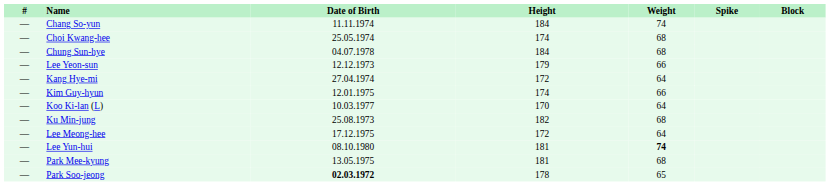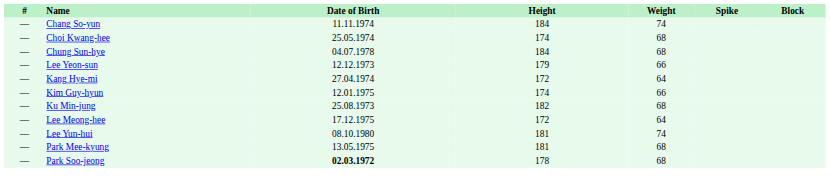- row: (75, 106)
(661, 147) bold -> (661, 133) normal
(661, 174) 65 -> (661, 161) 68
